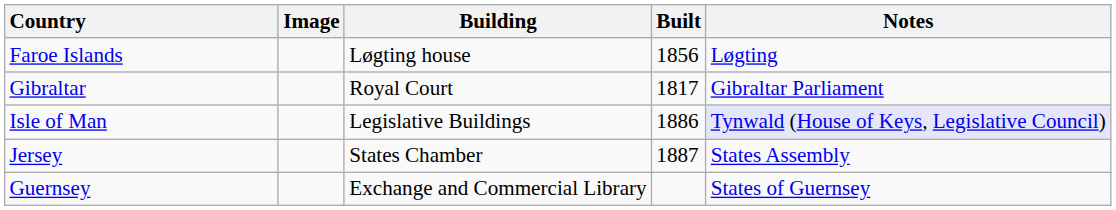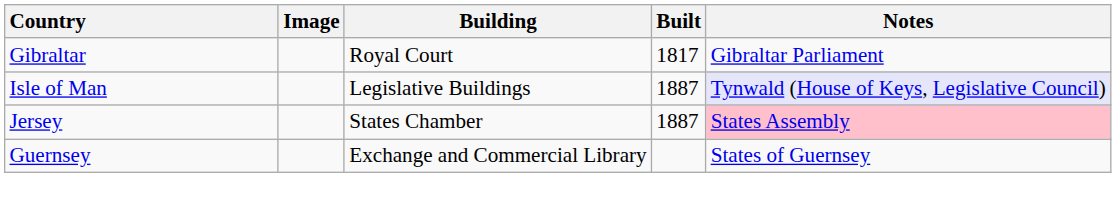- row: (66, 54)
(677, 121) 1886 -> (677, 88) 1887
(780, 155) no background -> (780, 121) pink background
